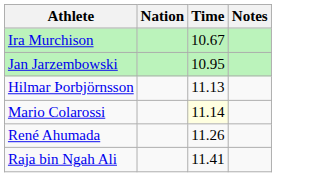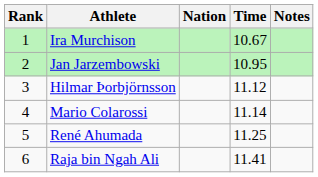+ column: (25, 16)
(208, 87) 11.13 -> (250, 87) 11.12
(208, 111) lightyellow background -> (250, 111) no background
(208, 135) 11.26 -> (250, 135) 11.25
